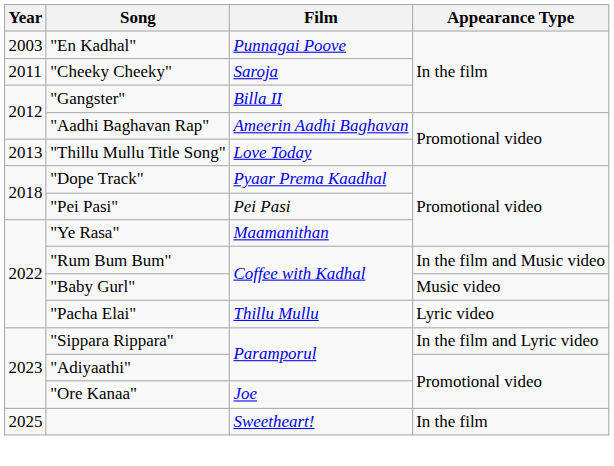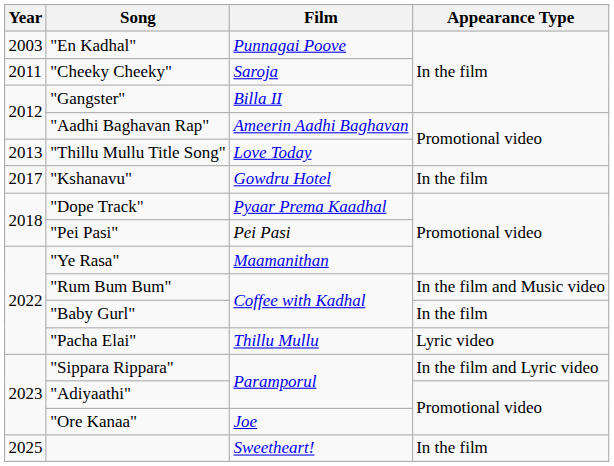+ row: (91, 179)
(458, 286) Music video -> (452, 313) In the film
